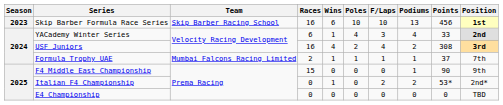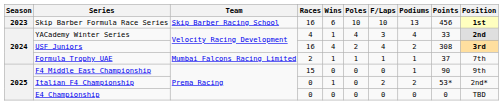(310, 34) 6 -> (310, 34) 4
